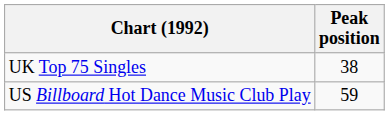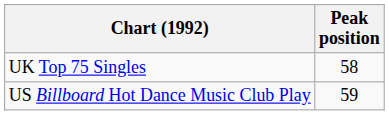(349, 67) 38 -> (349, 67) 58
